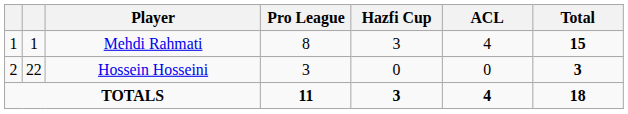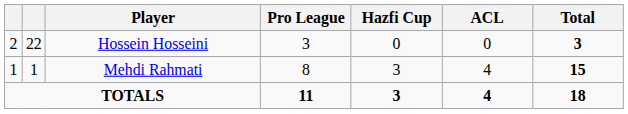rows swapped: (153, 43) <-> (153, 69)
